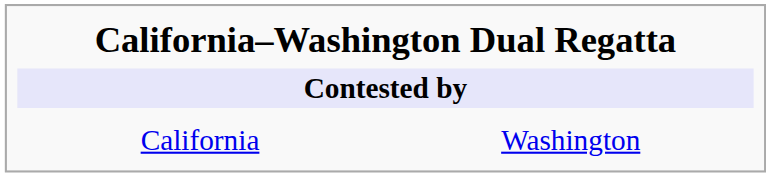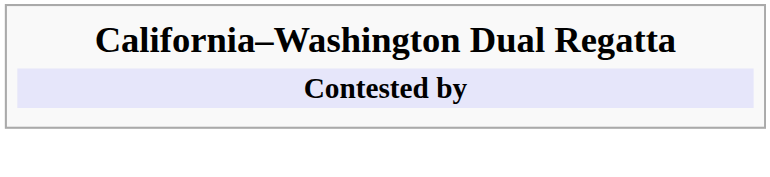- row: (200, 139)
